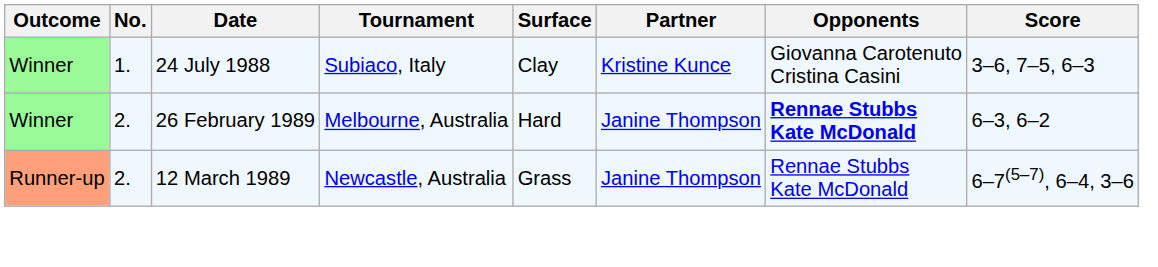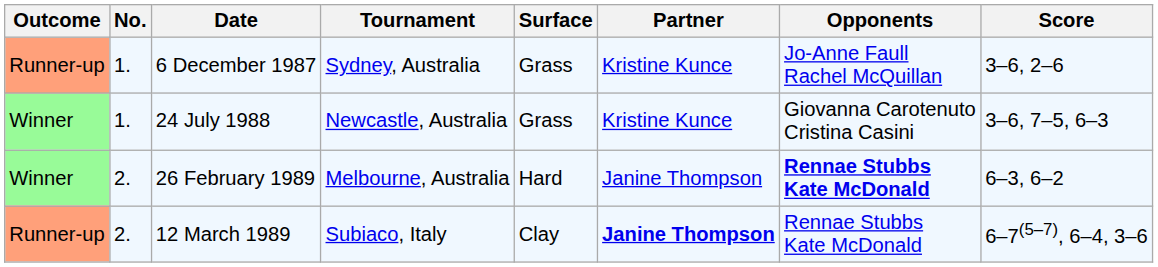+ row: (236, 64)
(385, 64) Subiaco, Italy -> (416, 120) Newcastle, Australia
(538, 64) Clay -> (546, 120) Grass
(415, 177) Newcastle, Australia -> (386, 233) Subiaco, Italy
(545, 177) Grass -> (539, 233) Clay
(681, 177) normal -> (688, 233) bold
